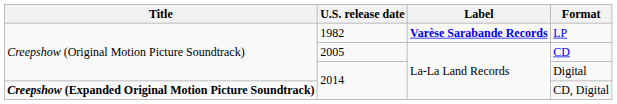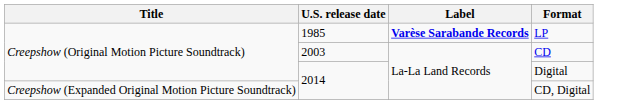(332, 33) 1982 -> (313, 33) 1985
(332, 52) 2005 -> (313, 52) 2003
(161, 90) bold -> (151, 90) normal
